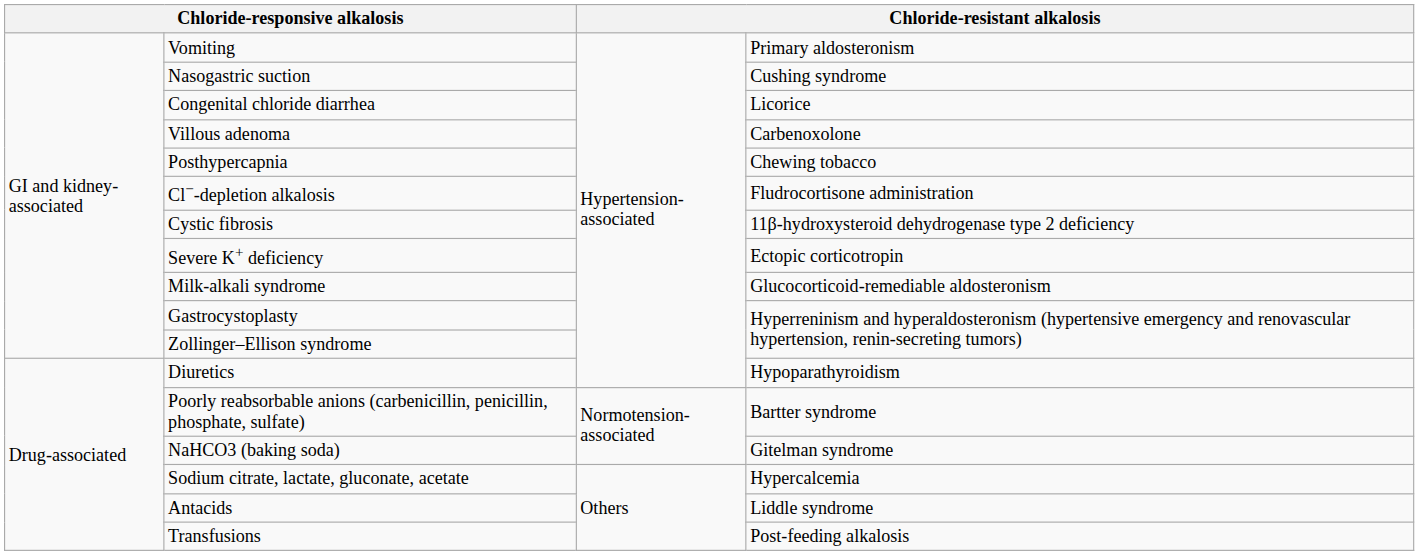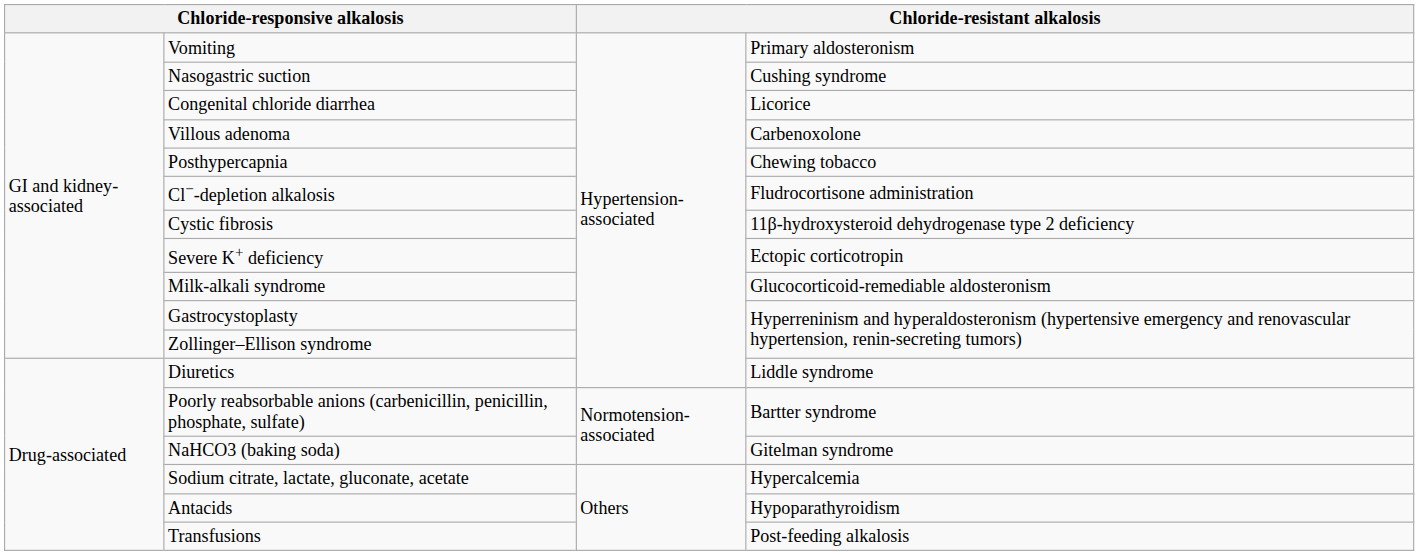(825, 372) Hypoparathyroidism -> (812, 372) Liddle syndrome
(812, 507) Liddle syndrome -> (825, 507) Hypoparathyroidism
